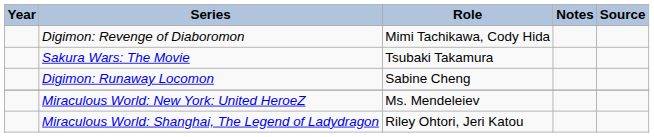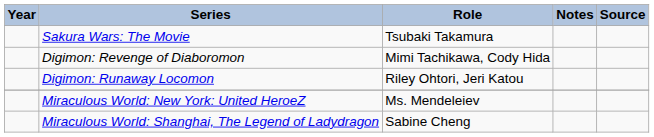rows swapped: (116, 57) <-> (143, 36)
(428, 79) Sabine Cheng -> (454, 79) Riley Ohtori, Jeri Katou
(454, 121) Riley Ohtori, Jeri Katou -> (428, 121) Sabine Cheng
